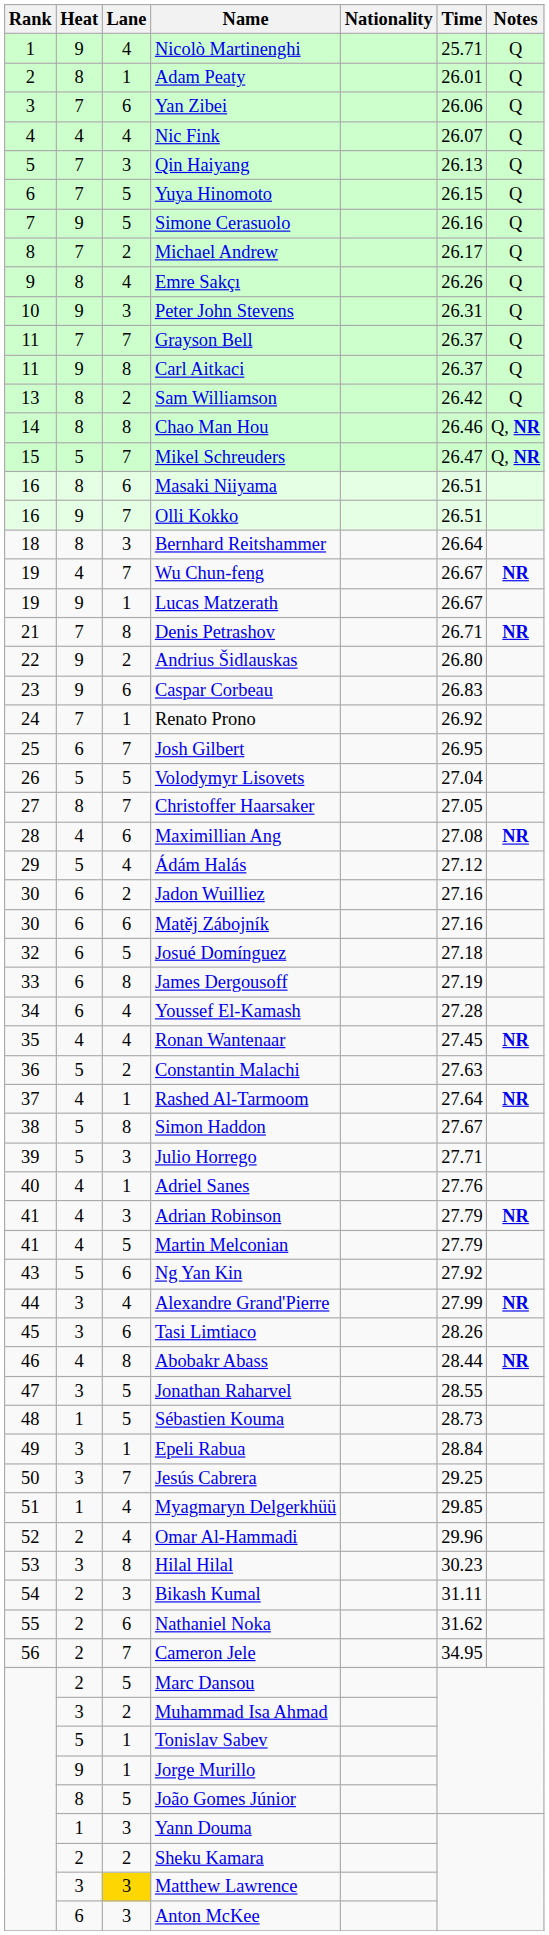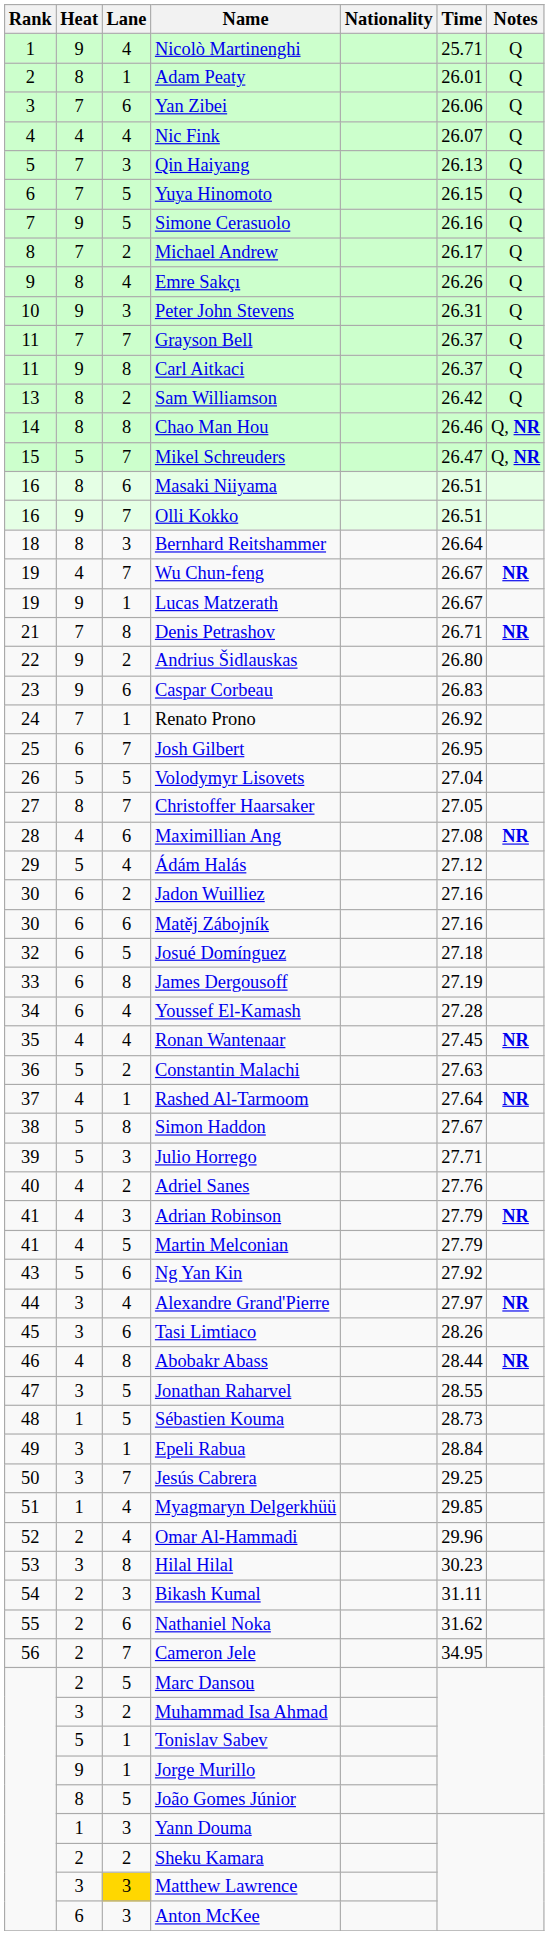(126, 1186) 1 -> (126, 1186) 2
(462, 1303) 27.99 -> (462, 1303) 27.97
